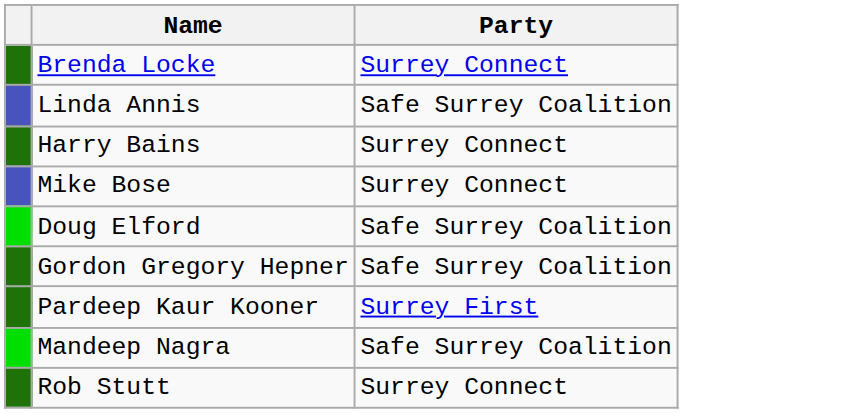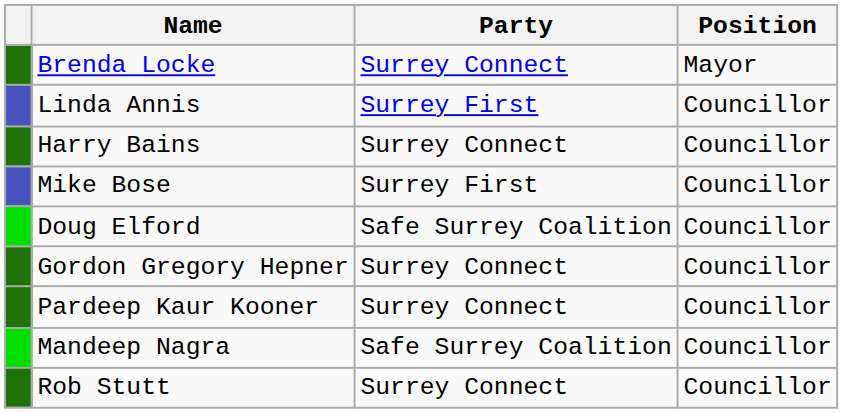+ column: (758, 25)
(516, 106) Safe Surrey Coalition -> (449, 106) Surrey First
(464, 186) Surrey Connect -> (449, 186) Surrey First
(516, 267) Safe Surrey Coalition -> (464, 267) Surrey Connect
(449, 307) Surrey First -> (464, 307) Surrey Connect
